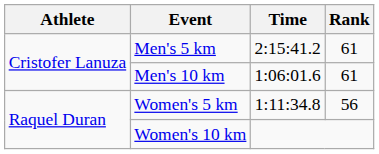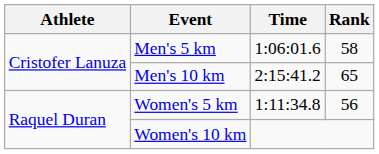(288, 47) 2:15:41.2 -> (288, 47) 1:06:01.6
(349, 47) 61 -> (349, 47) 58
(288, 76) 1:06:01.6 -> (288, 76) 2:15:41.2
(349, 76) 61 -> (349, 76) 65
